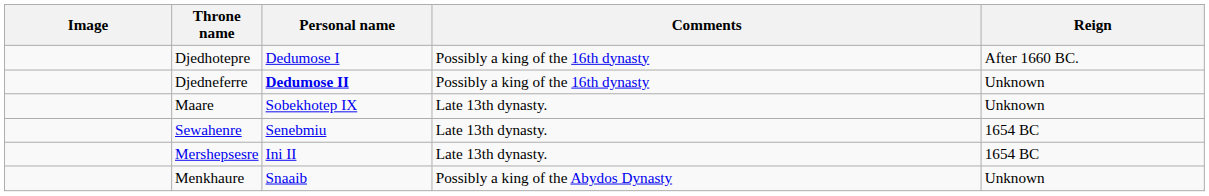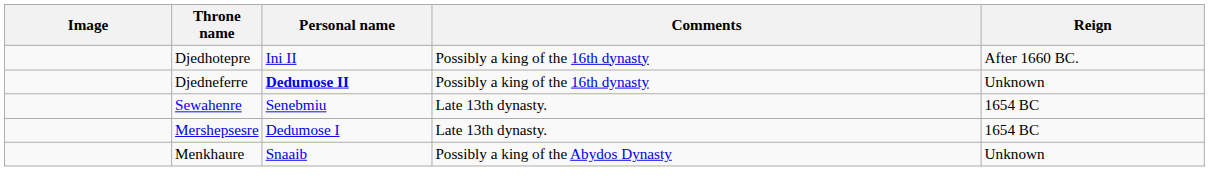(303, 57) Dedumose I -> (281, 57) Ini II
- row: (194, 105)
(281, 154) Ini II -> (303, 130) Dedumose I
